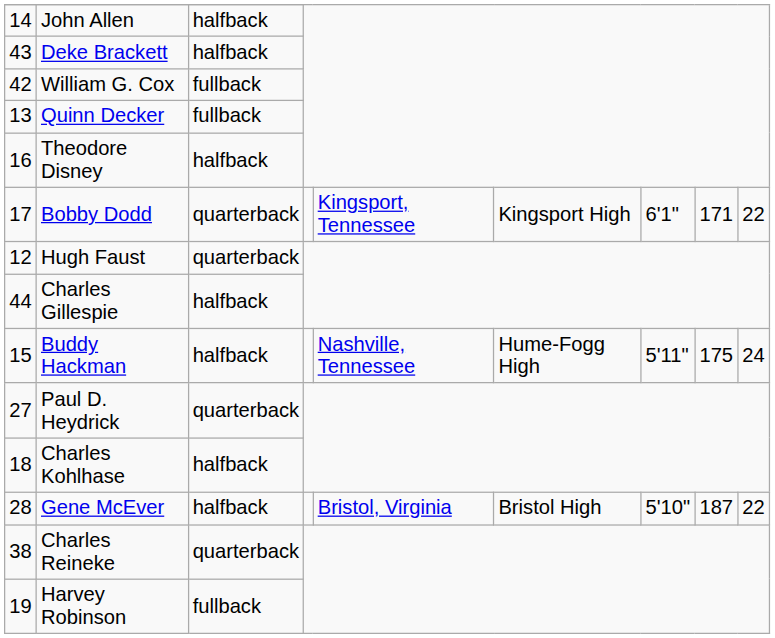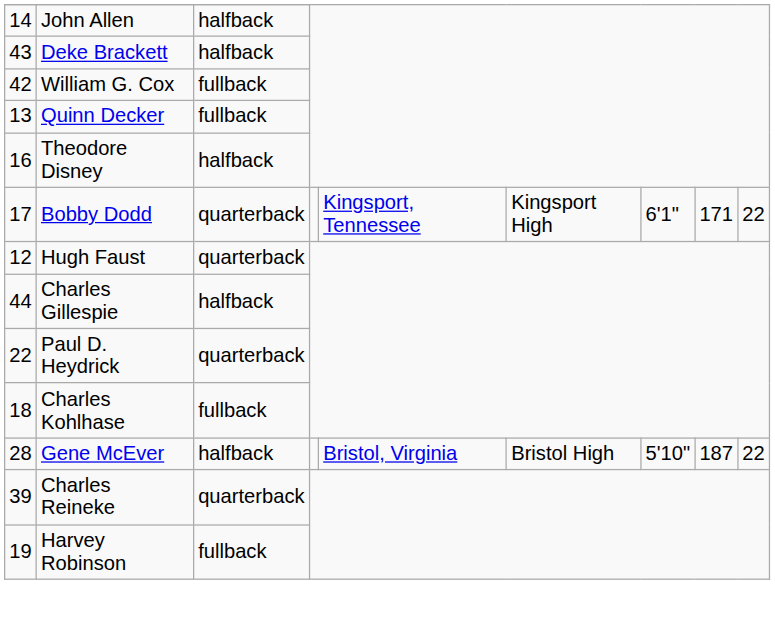- row: (84, 355)
(20, 410) 27 -> (20, 355) 22
(230, 464) halfback -> (232, 410) fullback
(20, 551) 38 -> (20, 496) 39
